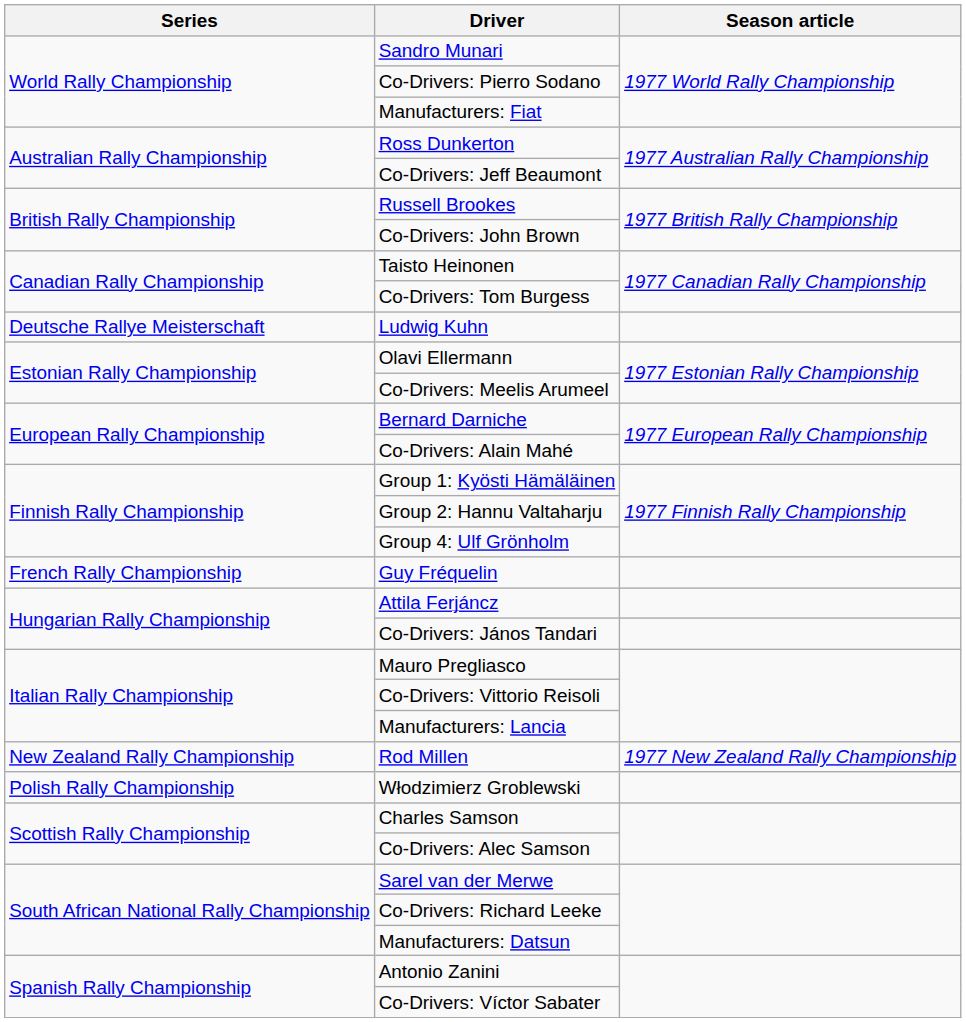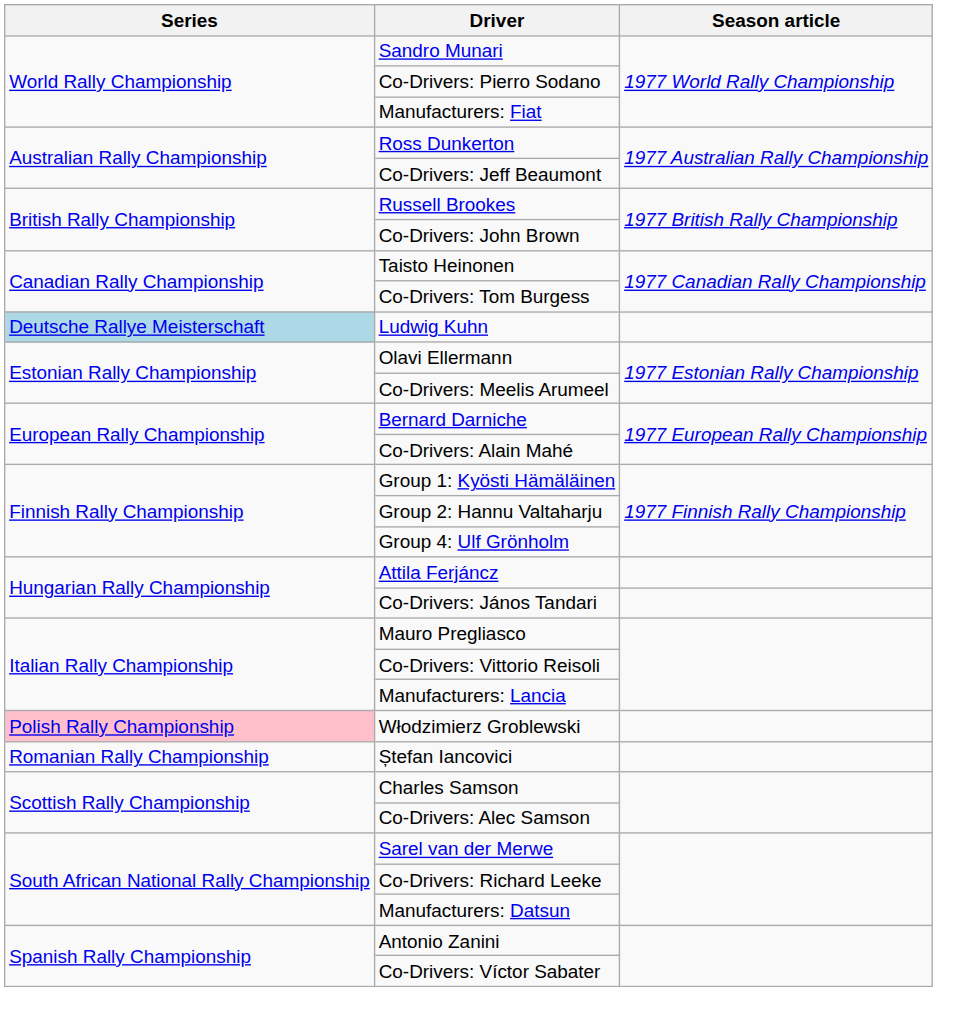(137, 327) no background -> (137, 327) lightblue background
- row: (438, 572)
- row: (423, 756)
(122, 787) no background -> (122, 726) pink background
+ row: (445, 756)
